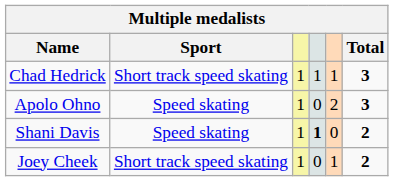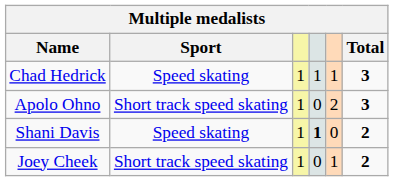(201, 76) Short track speed skating -> (201, 76) Speed skating
(201, 104) Speed skating -> (201, 104) Short track speed skating
